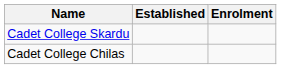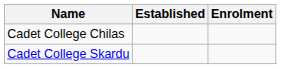rows swapped: (66, 53) <-> (68, 34)
